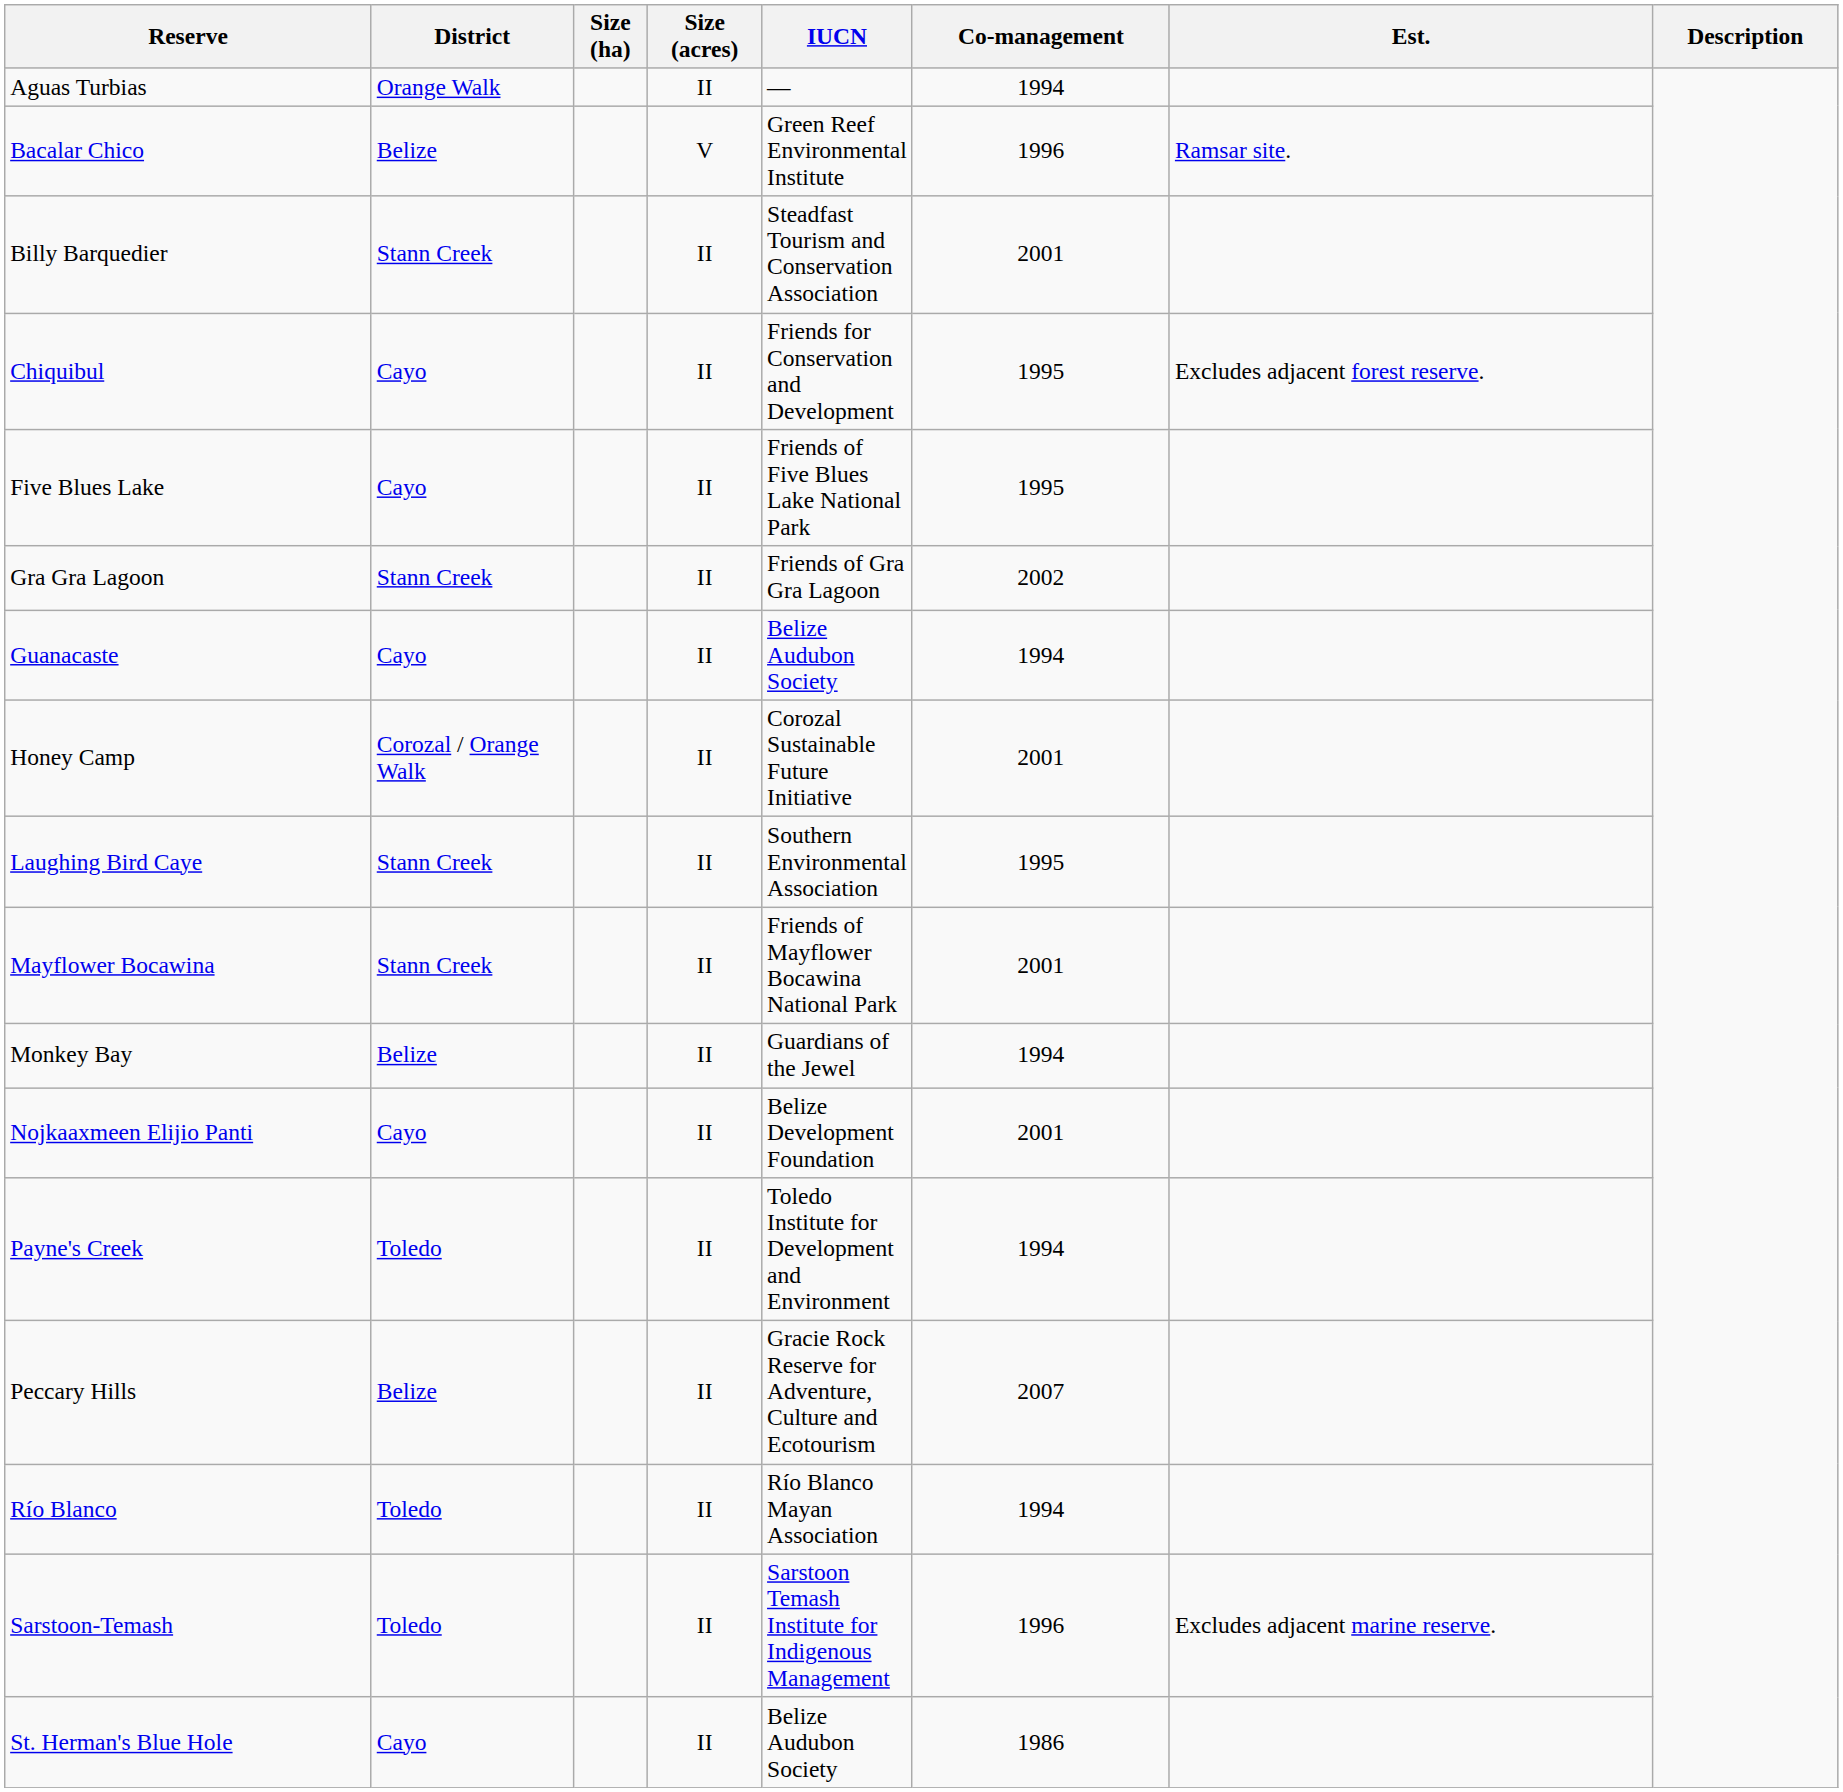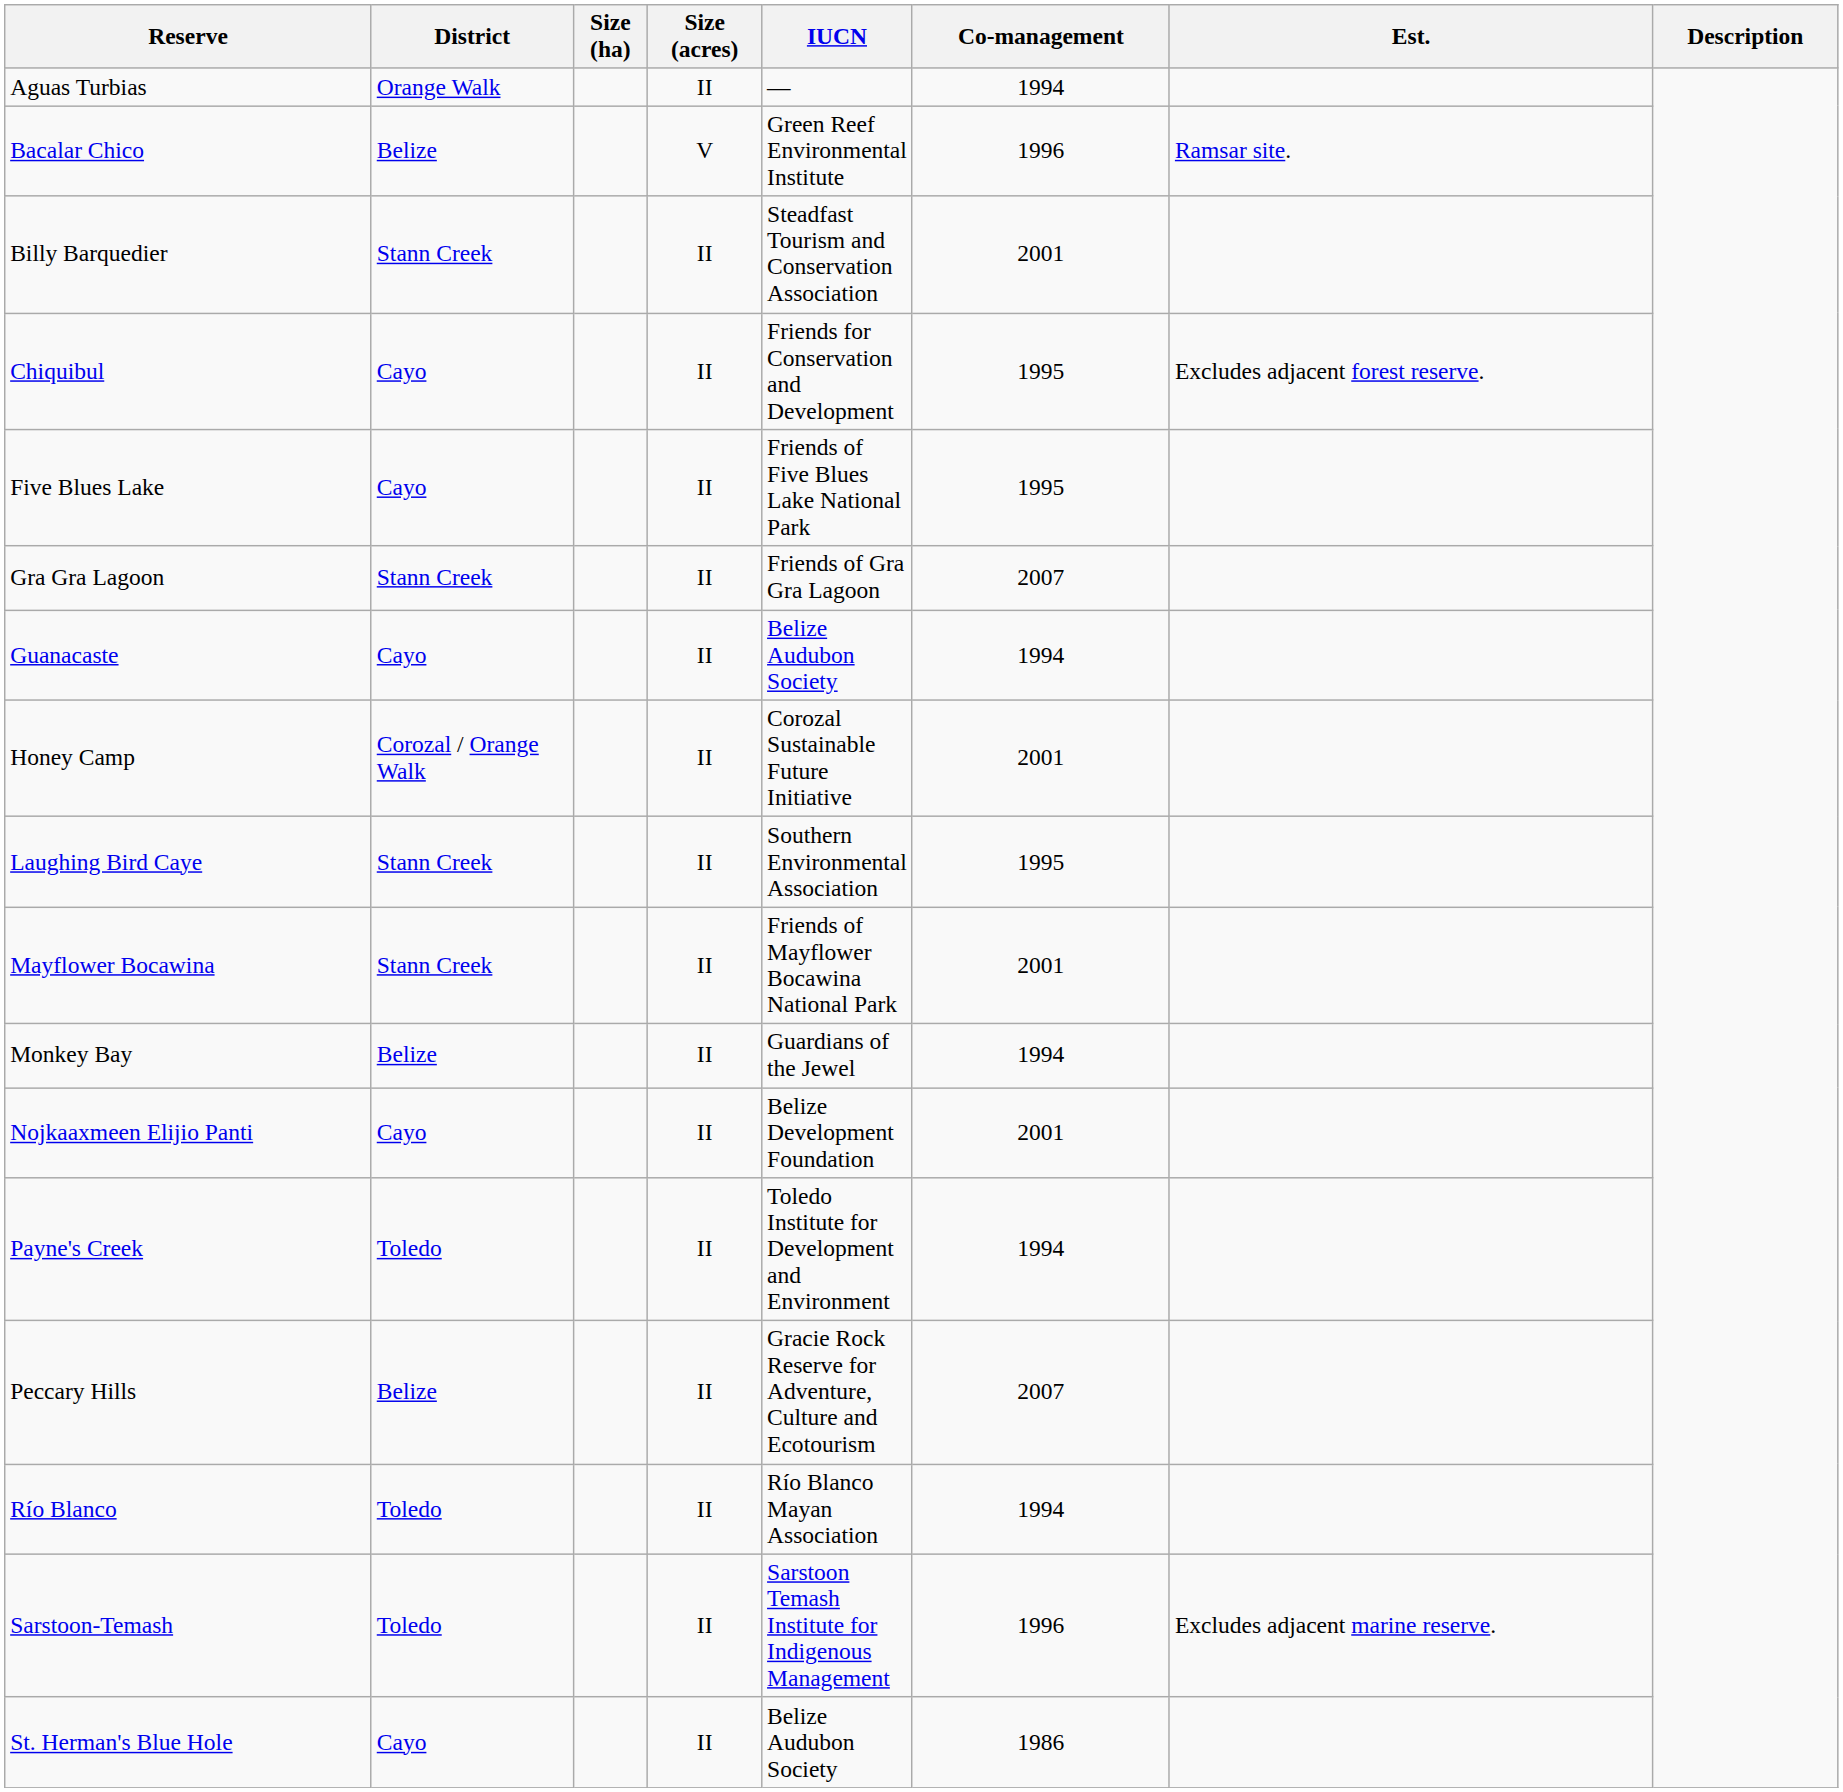(1041, 577) 2002 -> (1041, 577) 2007
